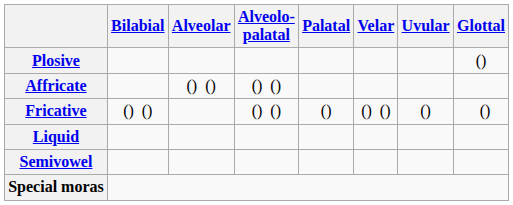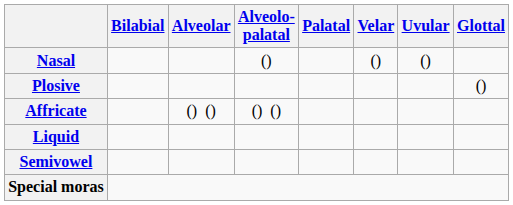+ row: (56, 60)
- row: (56, 111)
